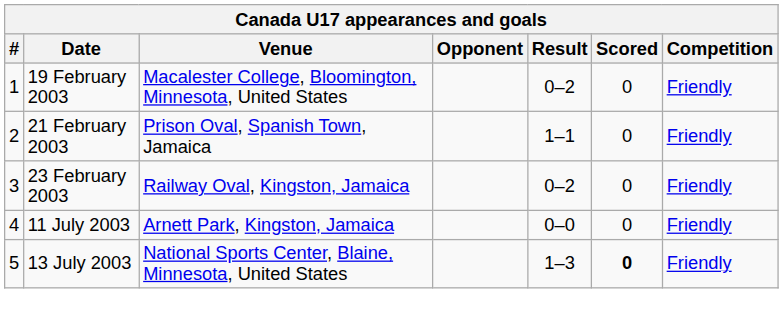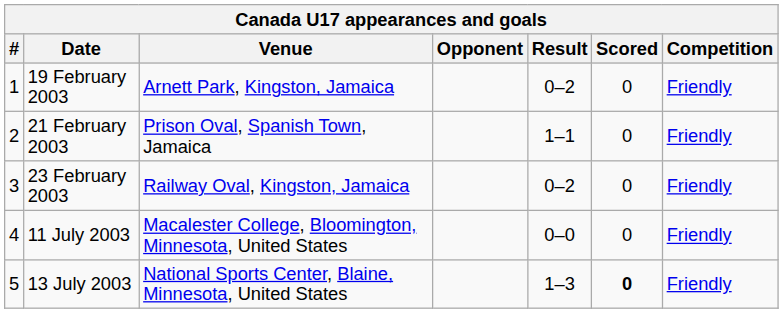(280, 87) Macalester College, Bloomington, Minnesota, United States -> (269, 87) Arnett Park, Kingston, Jamaica
(269, 225) Arnett Park, Kingston, Jamaica -> (280, 235) Macalester College, Bloomington, Minnesota, United States
